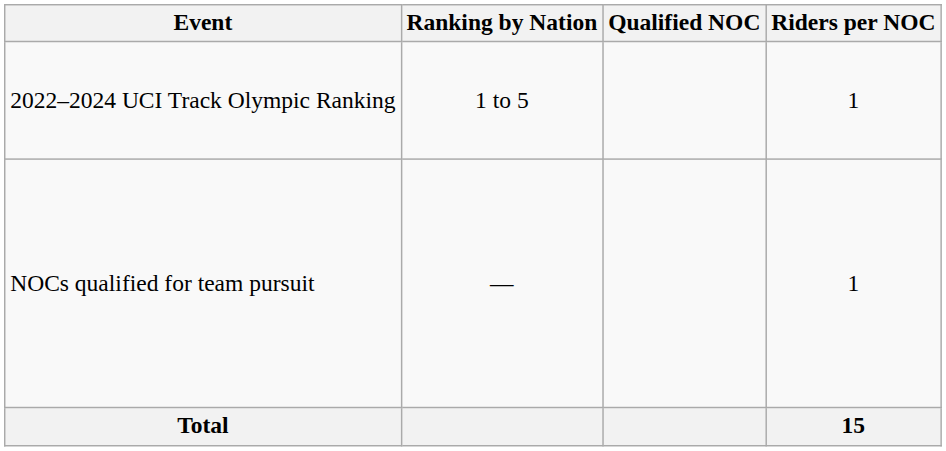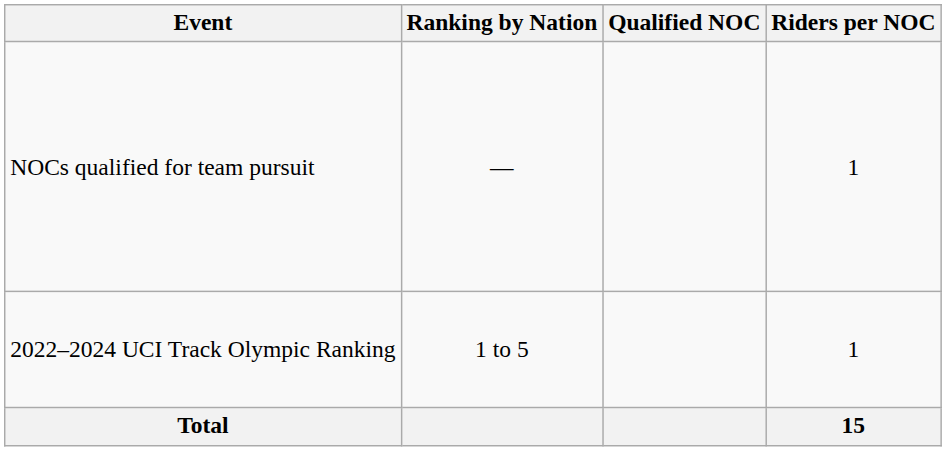rows swapped: (162, 282) <-> (203, 100)
